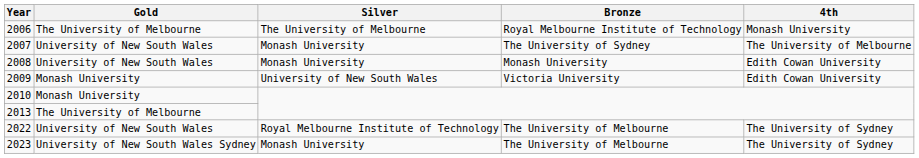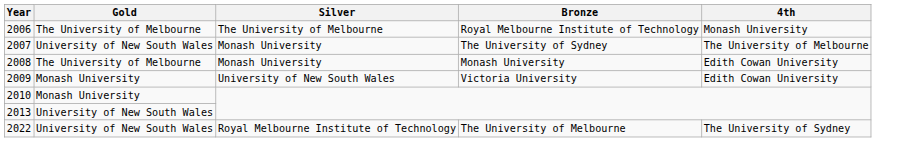(125, 62) University of New South Wales -> (118, 62) The University of Melbourne
(118, 112) The University of Melbourne -> (125, 112) University of New South Wales
- row: (19, 145)
